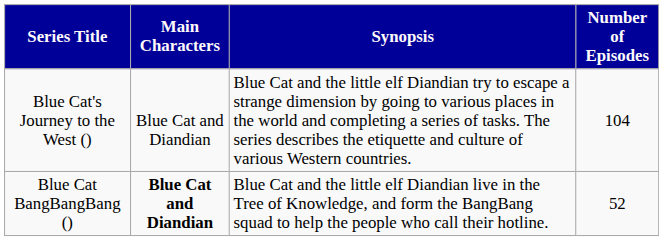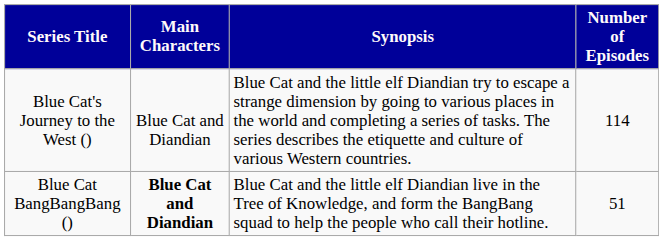(617, 120) 104 -> (617, 120) 114
(617, 203) 52 -> (617, 203) 51
